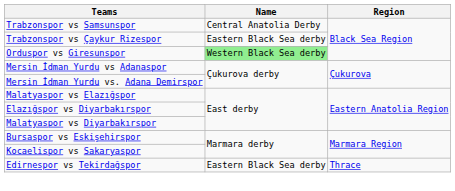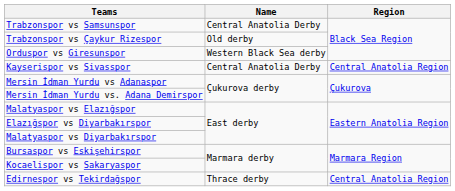(266, 39) Eastern Black Sea derby -> (230, 39) Old derby
(266, 53) lightgreen background -> (266, 53) no background
+ row: (68, 67)
(266, 165) Eastern Black Sea derby -> (238, 179) Thrace derby
(345, 165) Thrace -> (389, 179) Central Anatolia Region
